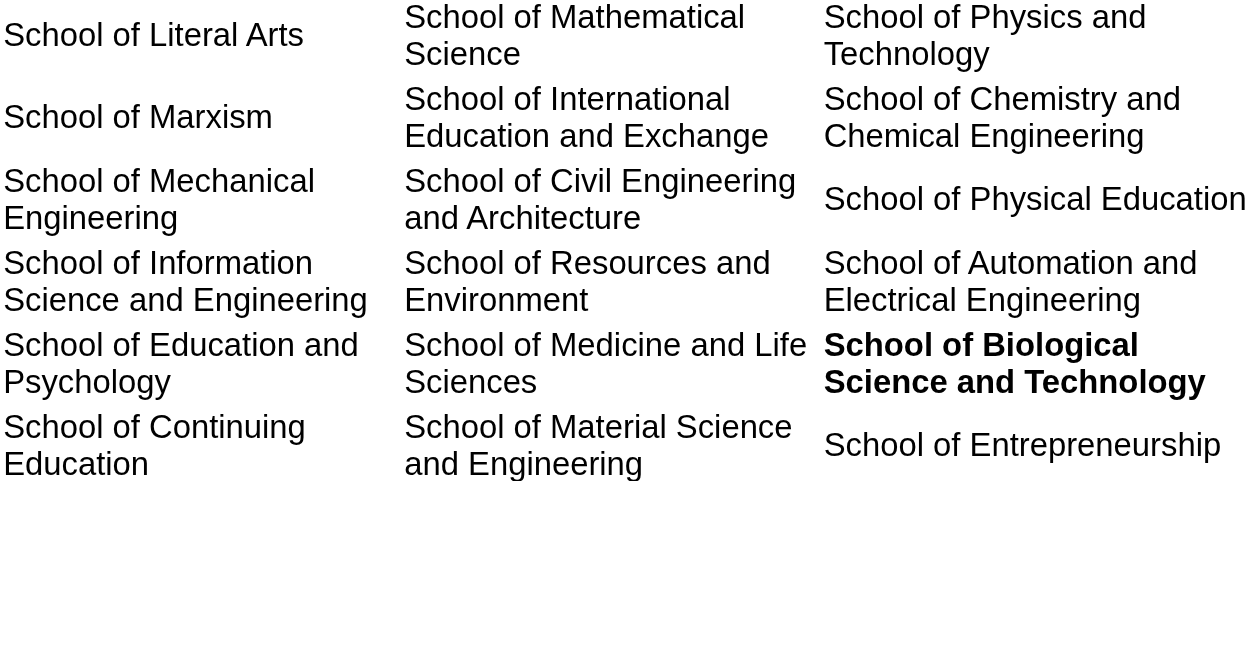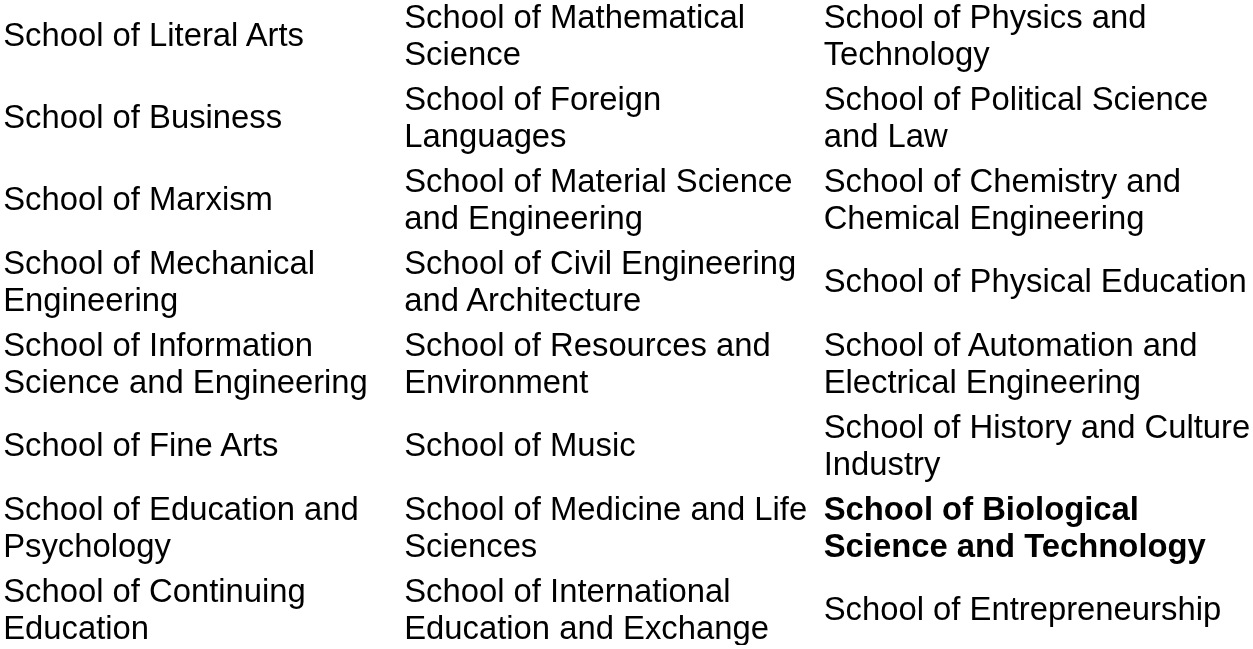+ row: (143, 117)
(587, 117) School of International Education and Exchange -> (598, 199) School of Material Science and Engineering
+ row: (141, 445)
(598, 445) School of Material Science and Engineering -> (587, 609) School of International Education and Exchange
